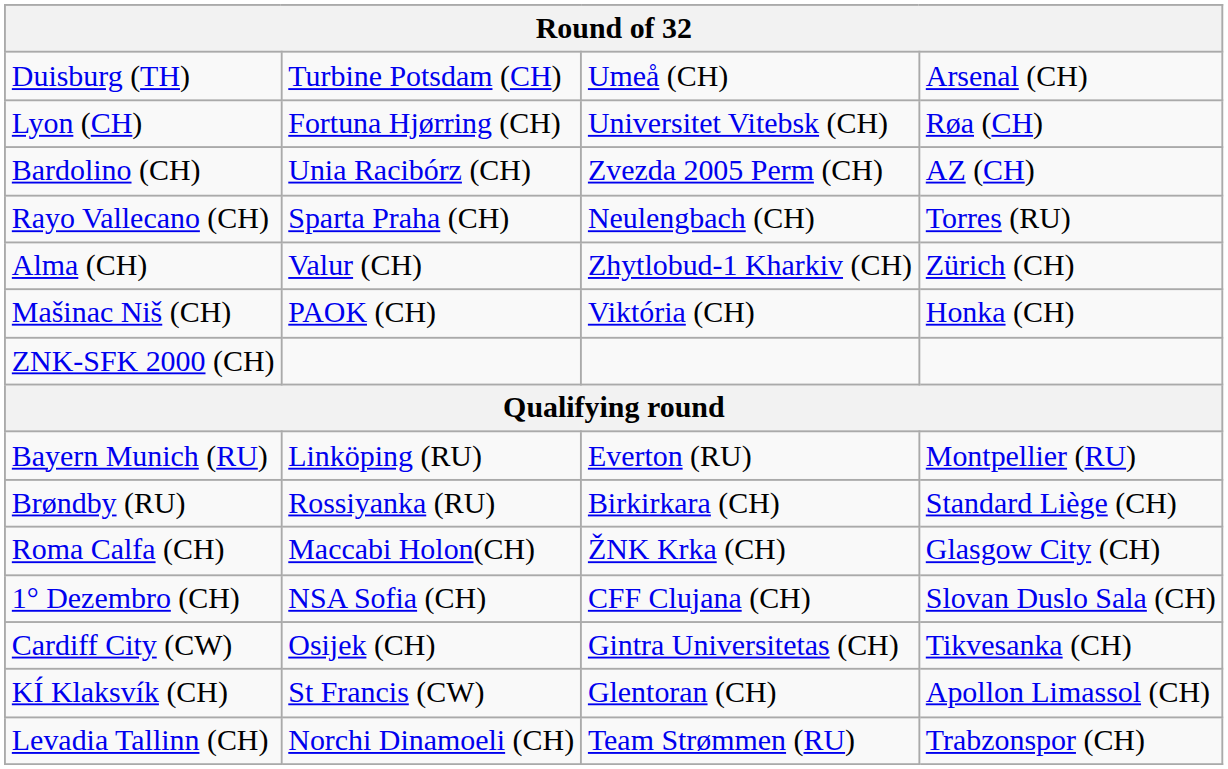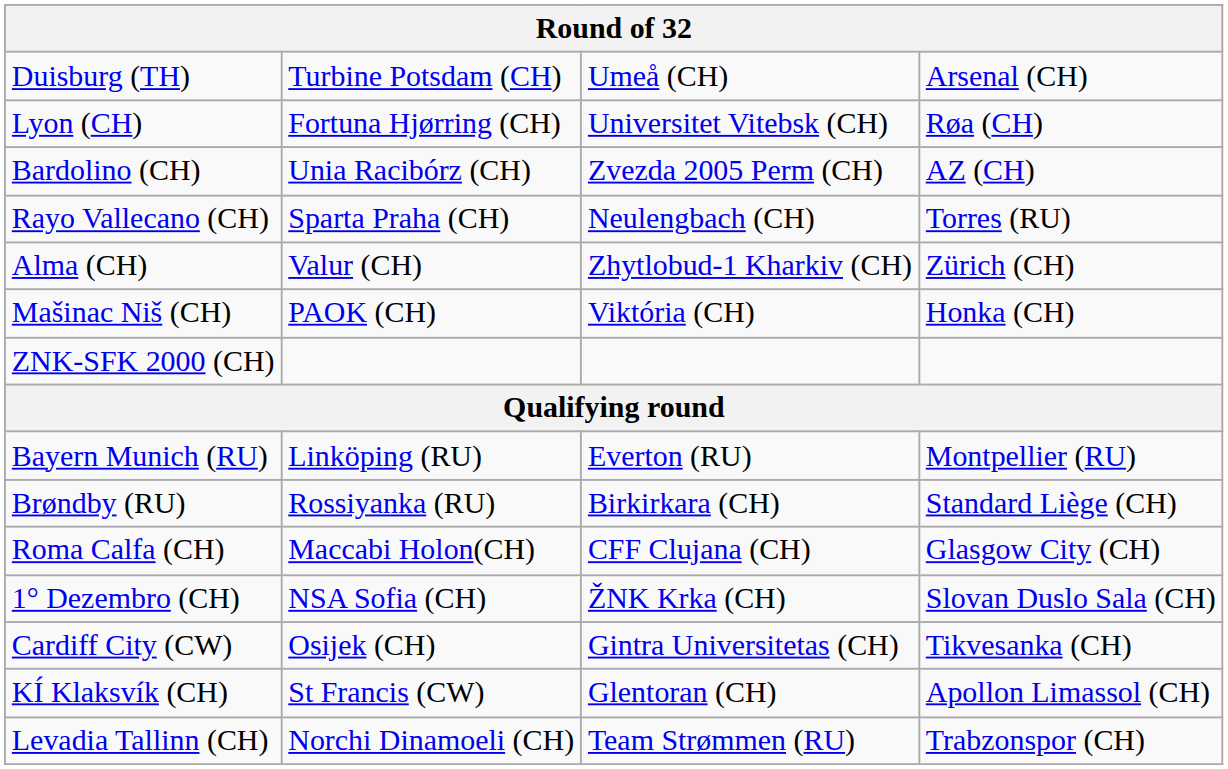(687, 550) ŽNK Krka (CH) -> (699, 550) CFF Clujana (CH)
(699, 597) CFF Clujana (CH) -> (687, 597) ŽNK Krka (CH)
